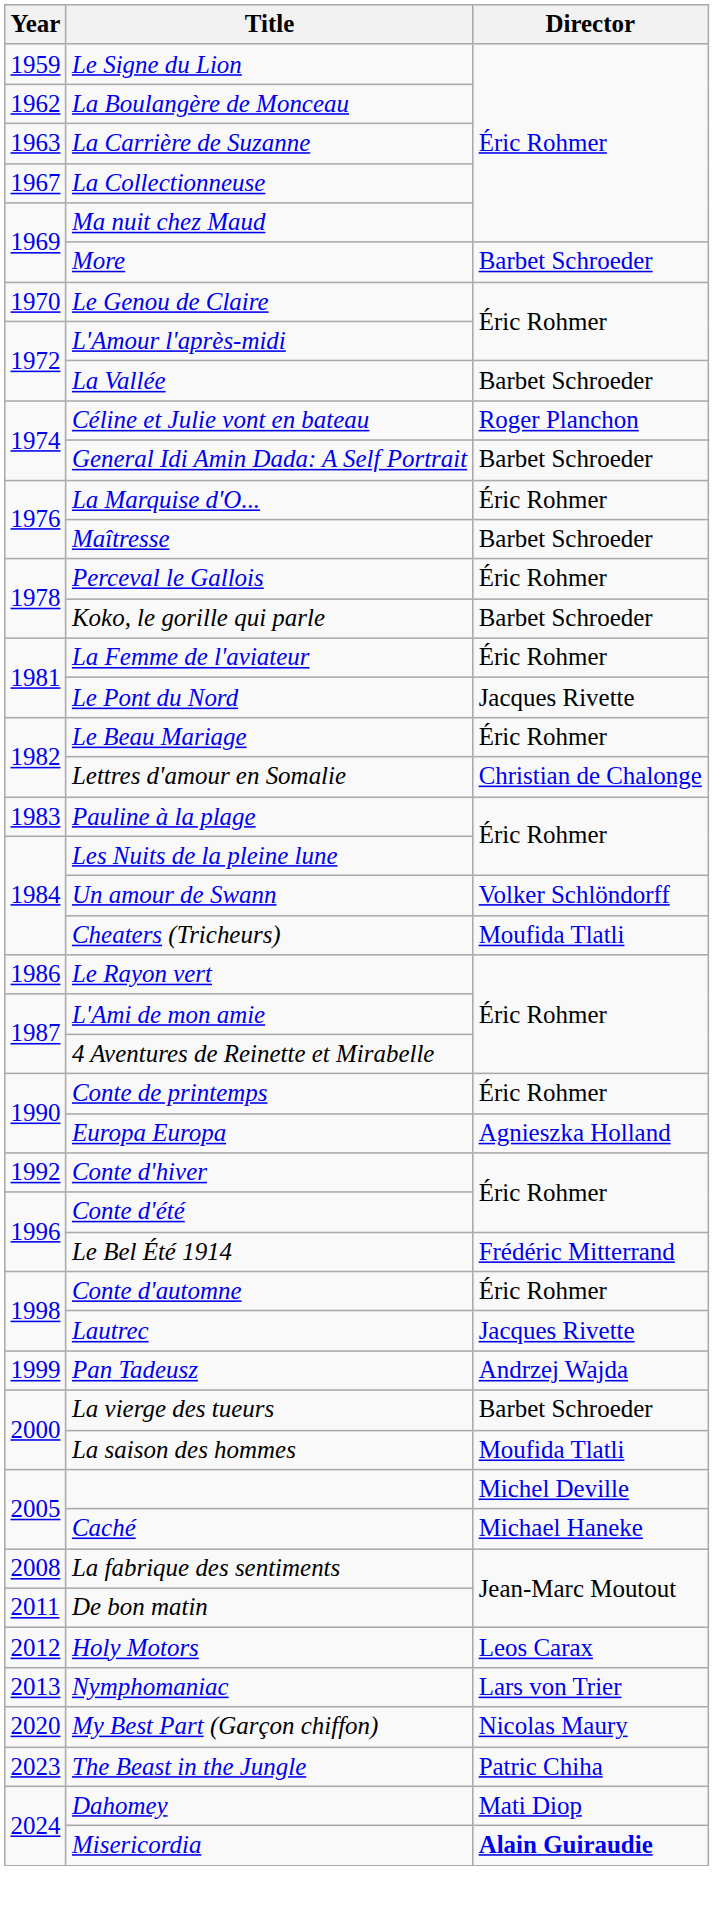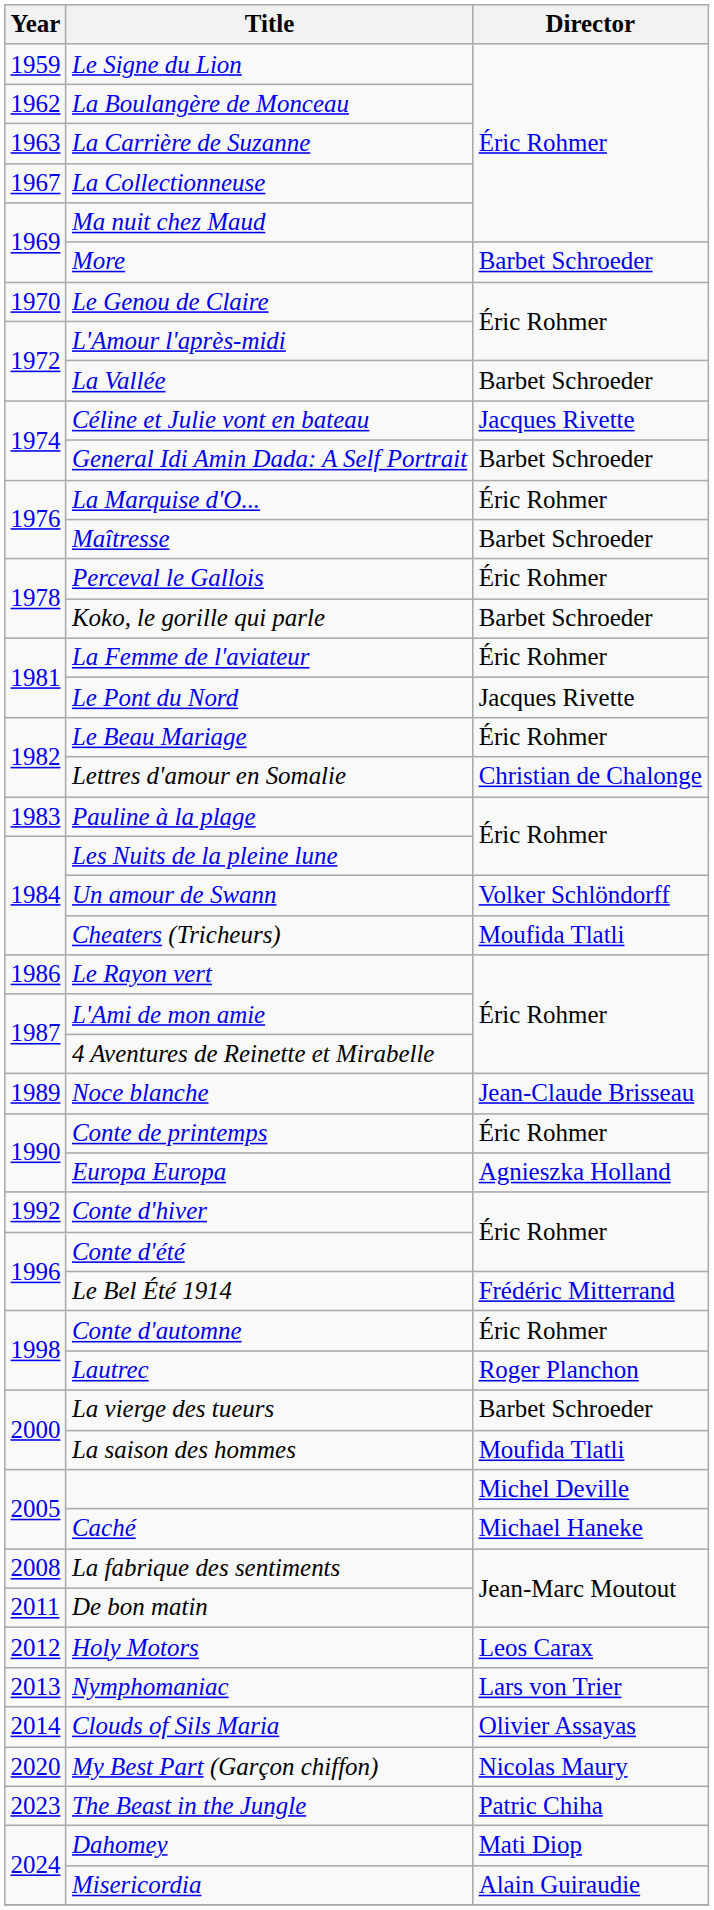(559, 420) Roger Planchon -> (557, 420) Jacques Rivette
+ row: (35, 1093)
(557, 1330) Jacques Rivette -> (559, 1370) Roger Planchon
- row: (35, 1370)
+ row: (35, 1726)
(566, 1845) bold -> (559, 1884) normal
